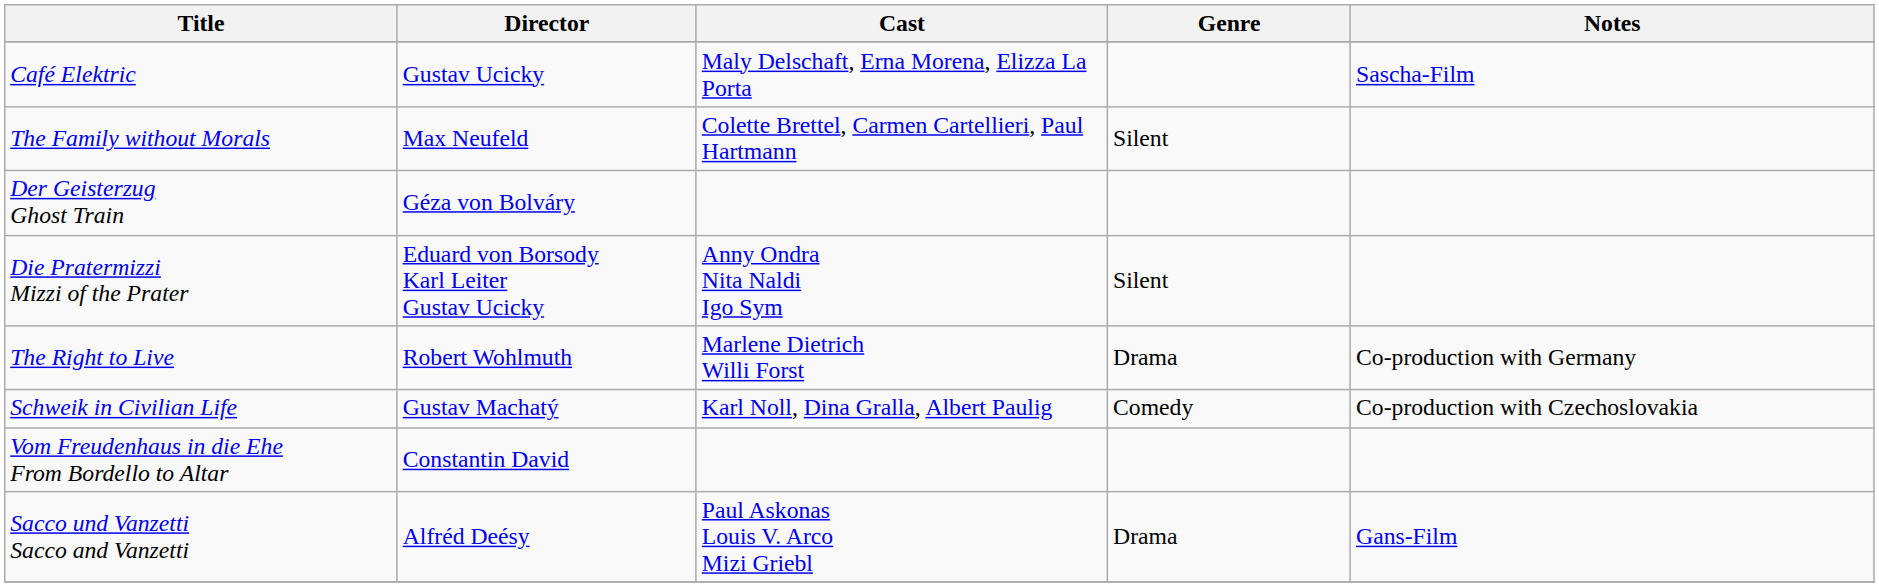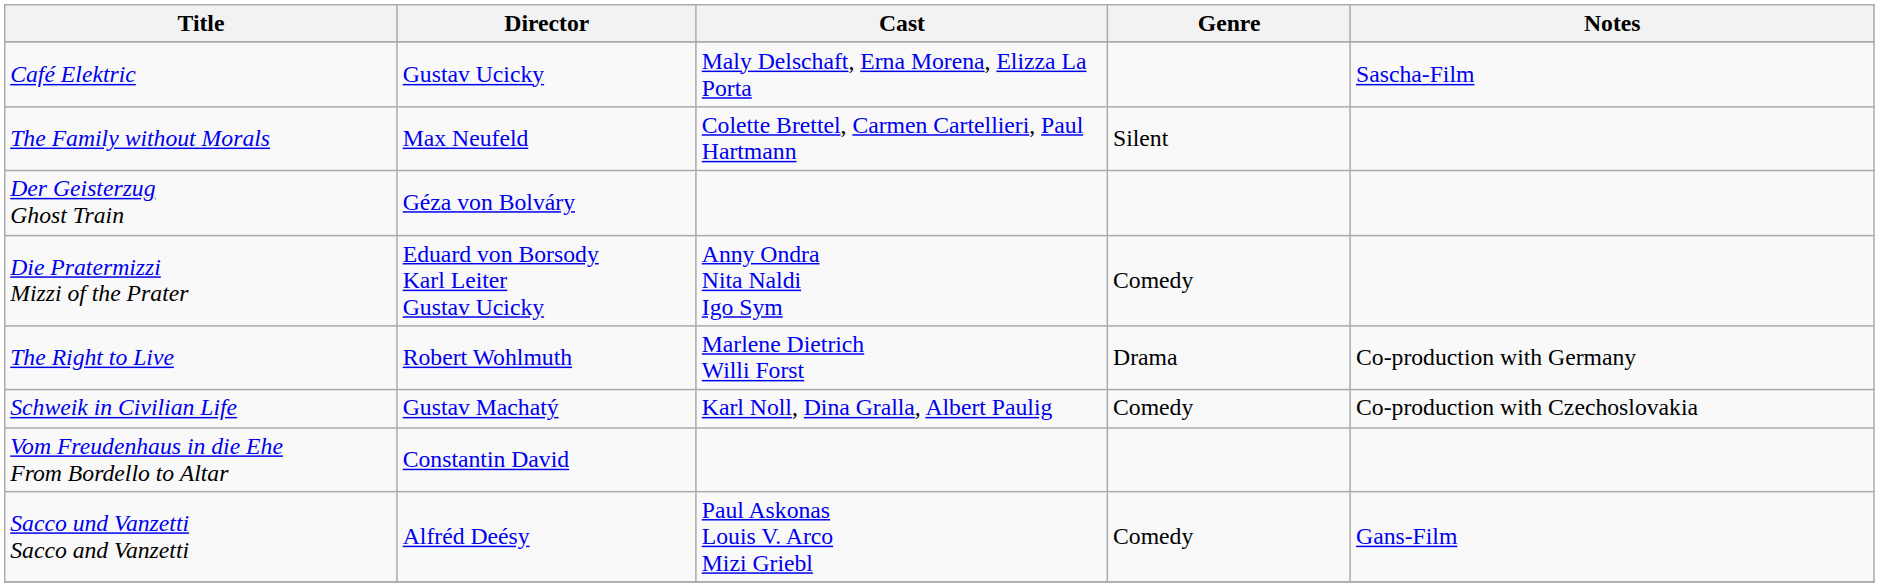(1141, 280) Silent -> (1153, 280) Comedy
(1145, 536) Drama -> (1153, 536) Comedy
